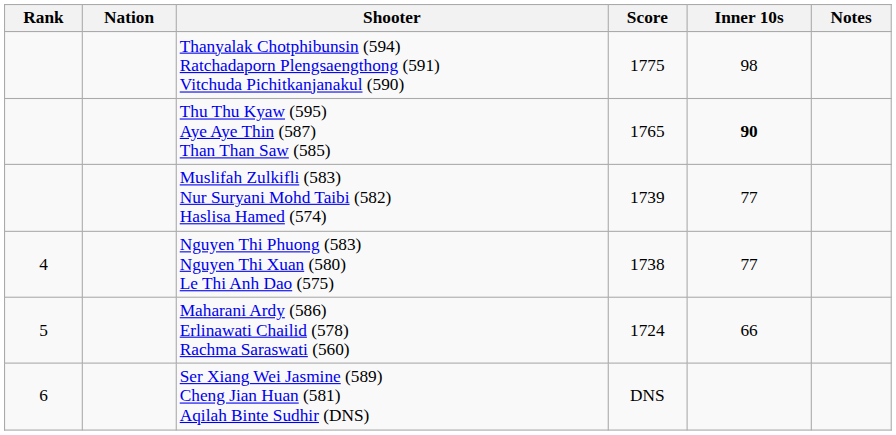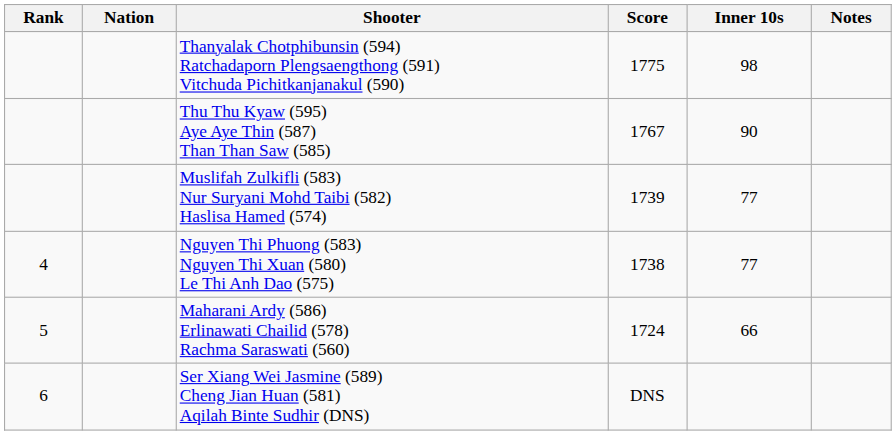(647, 131) 1765 -> (647, 131) 1767
(749, 131) bold -> (749, 131) normal
